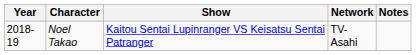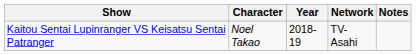columns swapped: (25, 13) <-> (216, 13)
